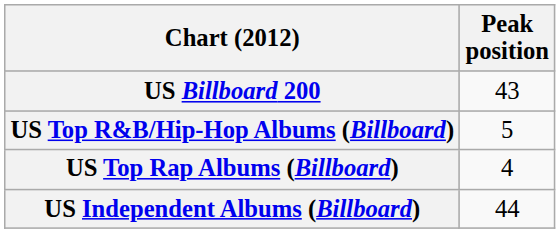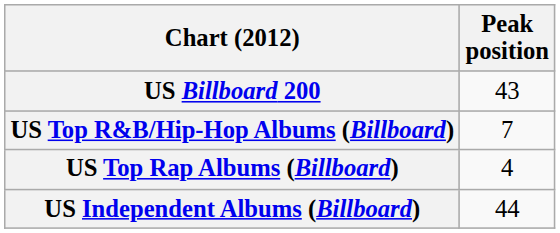(507, 129) 5 -> (507, 129) 7
